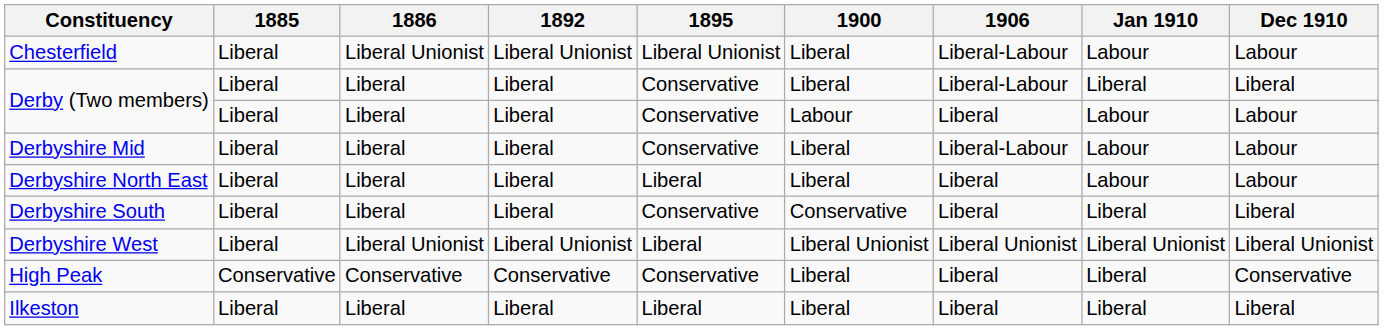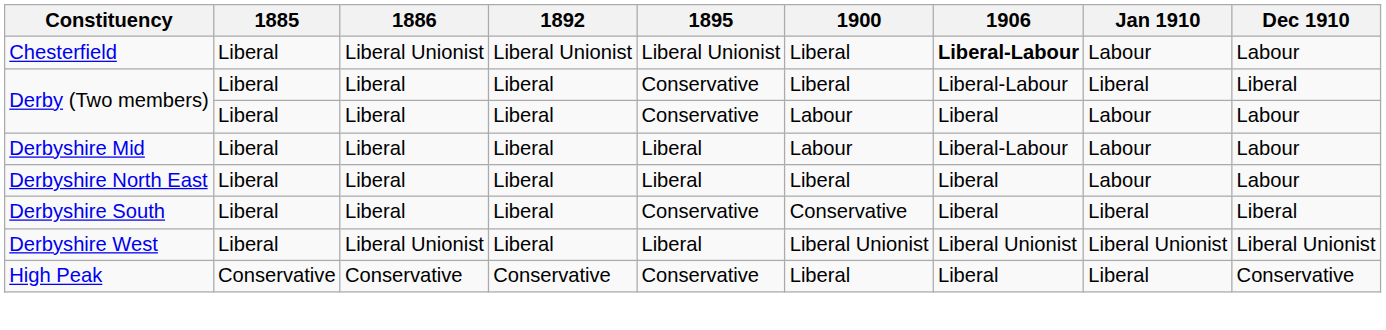(1003, 52) normal -> (1008, 52) bold
(700, 148) Conservative -> (672, 148) Liberal
(820, 148) Liberal -> (821, 148) Labour
(563, 244) Liberal Unionist -> (523, 244) Liberal
- row: (44, 308)
